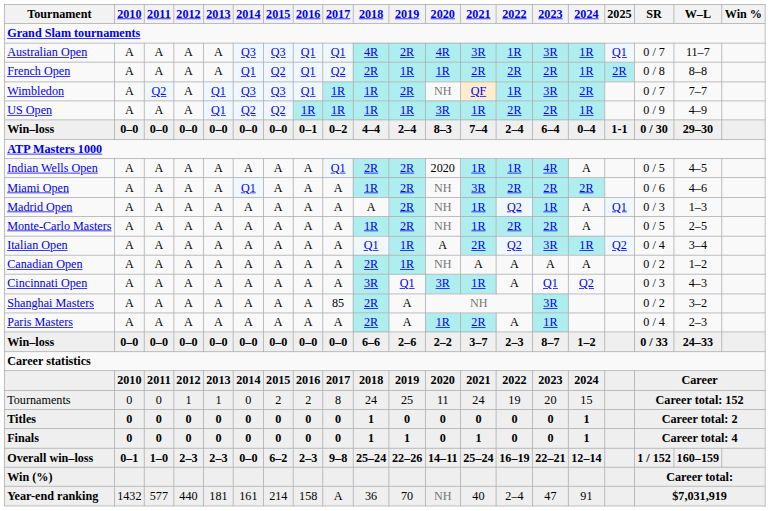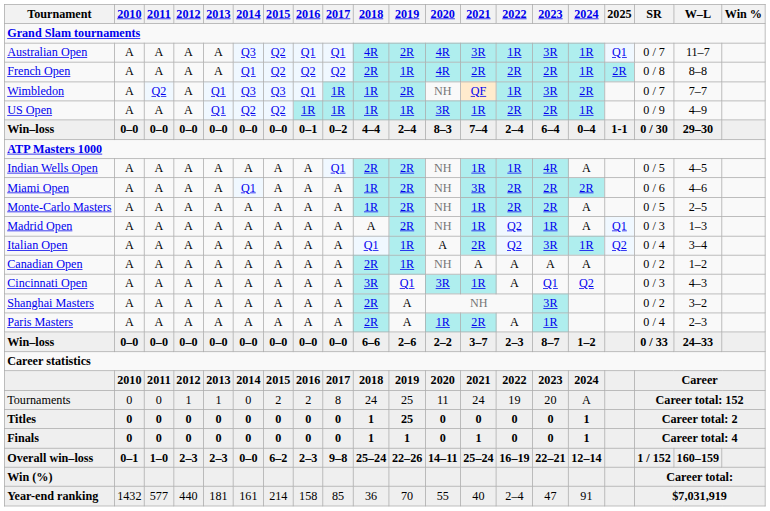(278, 52) Q3 -> (278, 52) Q2
(308, 71) Q1 -> (308, 71) Q2
(443, 71) 1R -> (443, 71) 4R
(443, 168) 2020 -> (443, 168) NH
rows swapped: (59, 226) <-> (40, 206)
(338, 303) 85 -> (338, 303) A
(586, 399) 15 -> (586, 399) A
(407, 419) 0 -> (407, 419) 25
(338, 496) A -> (338, 496) 85
(443, 496) NH -> (443, 496) 55
